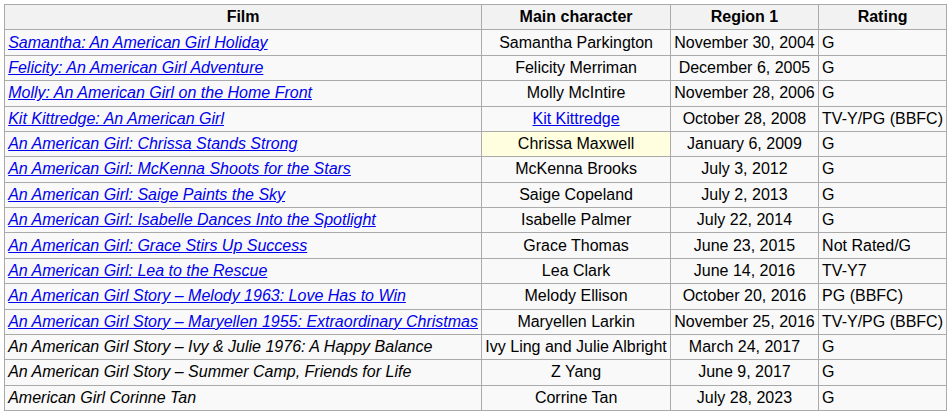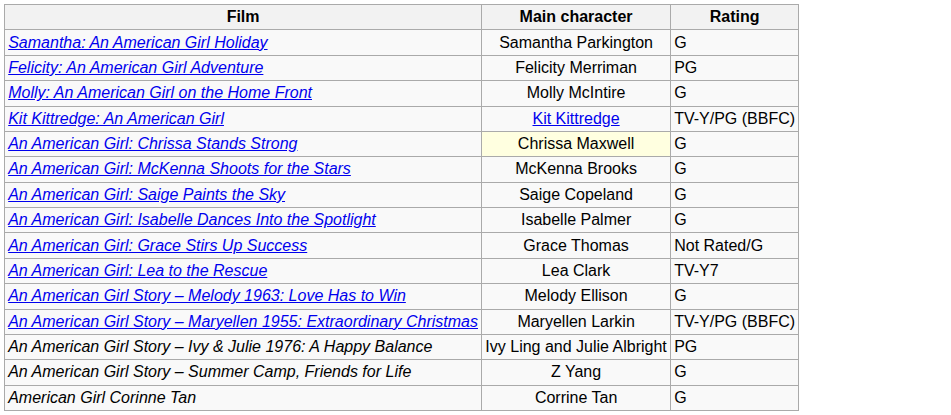- column: (744, 17)
(828, 67) G -> (686, 67) PG
(863, 296) PG (BBFC) -> (680, 296) G
(828, 347) G -> (686, 347) PG
